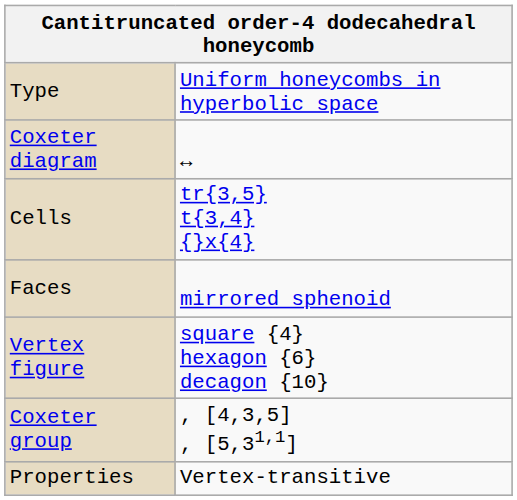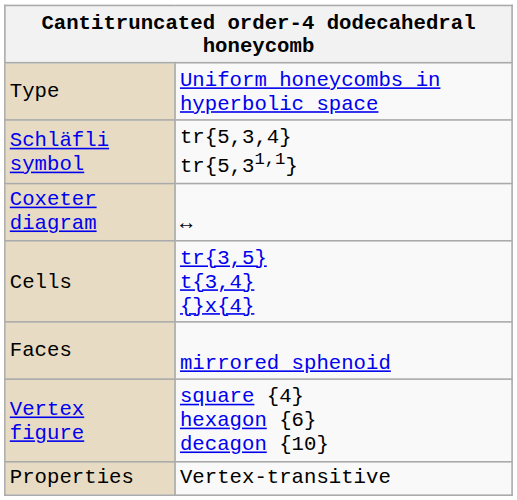+ row: (59, 152)
- row: (53, 430)
